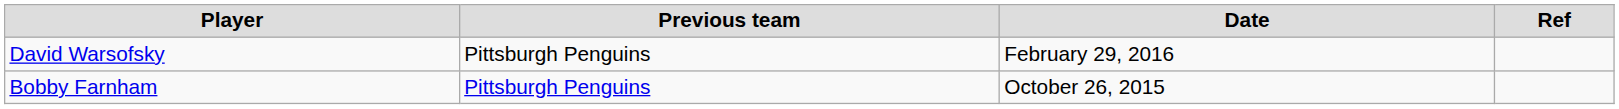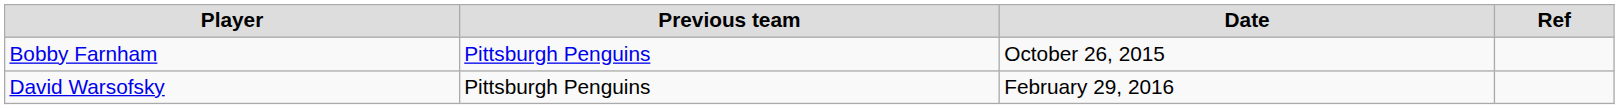rows swapped: (83, 86) <-> (87, 53)
